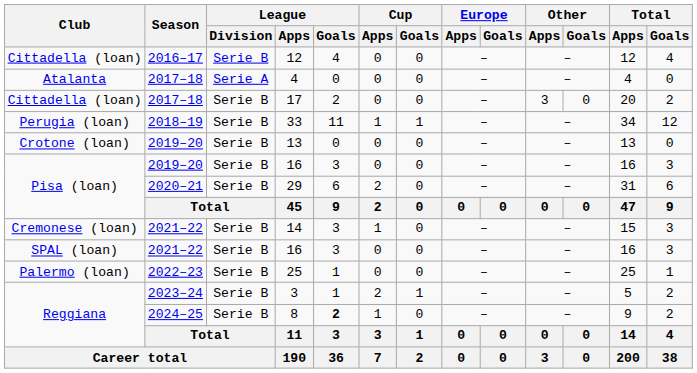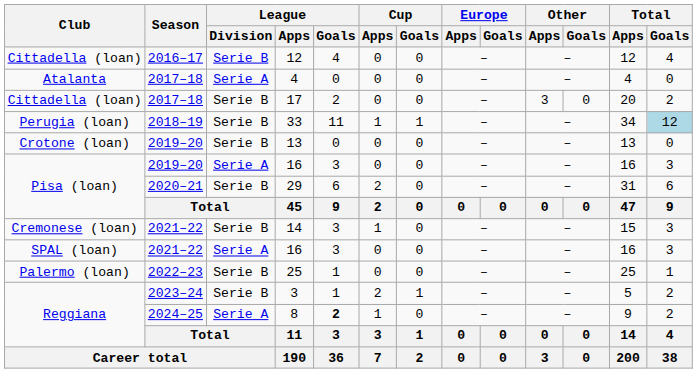(670, 122) no background -> (670, 122) lightblue background
(241, 165) Serie B -> (241, 165) Serie A
(241, 251) Serie B -> (241, 251) Serie A
(241, 315) Serie B -> (241, 315) Serie A
